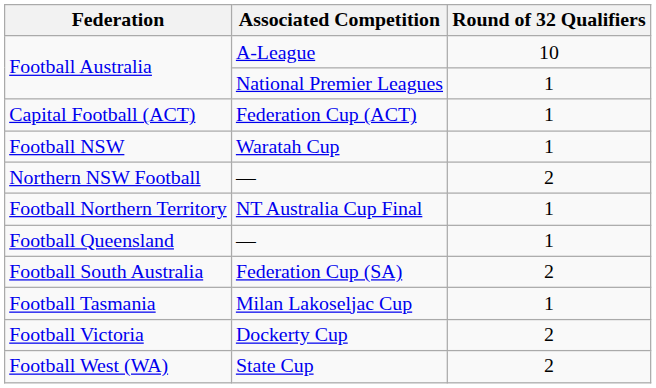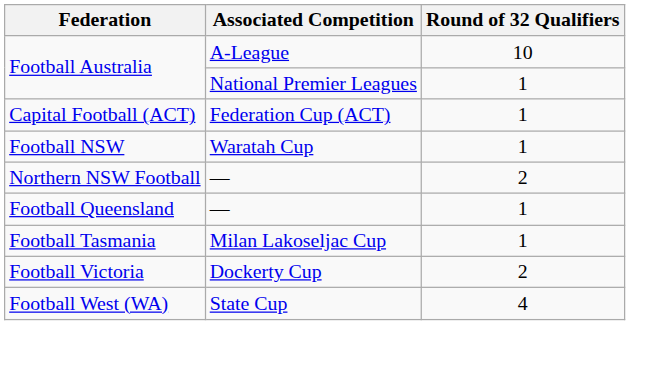- row: (118, 209)
- row: (106, 271)
(549, 366) 2 -> (523, 303) 4
